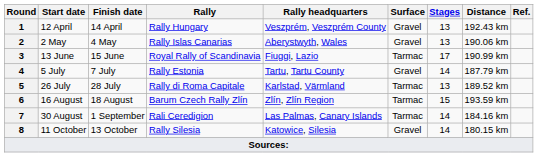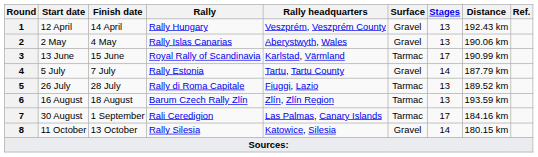(292, 56) Fiuggi, Lazio -> (305, 56) Karlstad, Värmland
(305, 85) Karlstad, Värmland -> (292, 85) Fiuggi, Lazio
(445, 100) 15 -> (445, 100) 13
(445, 115) 14 -> (445, 115) 17
